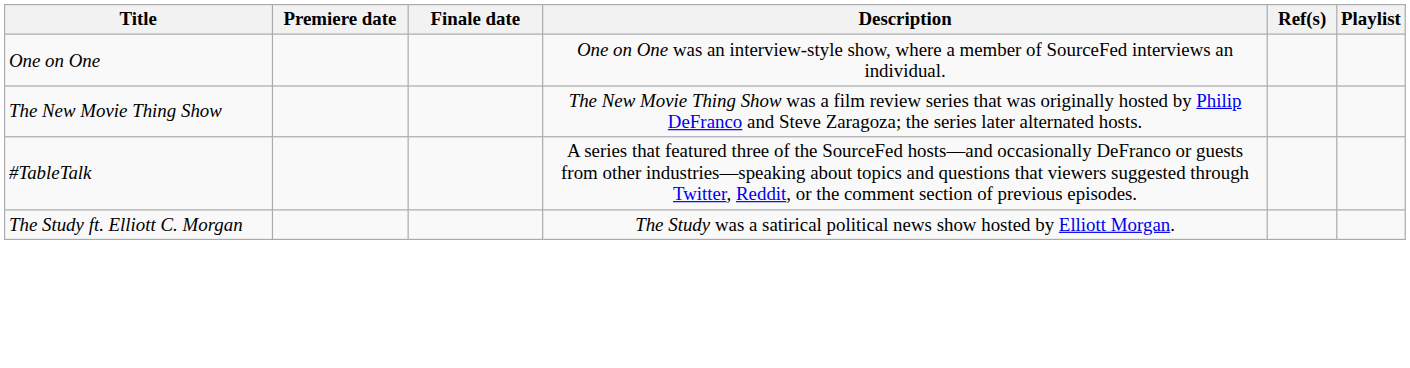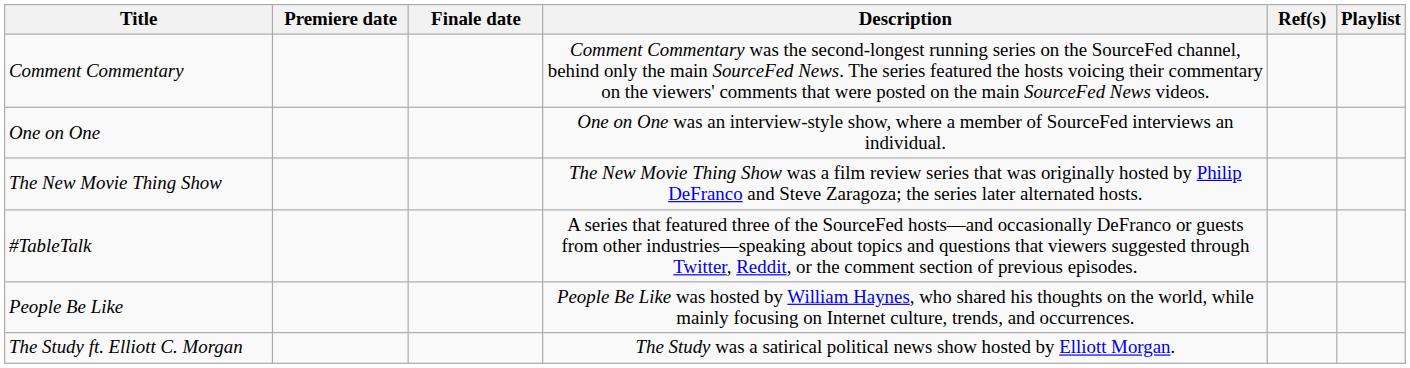+ row: (96, 70)
+ row: (66, 307)
